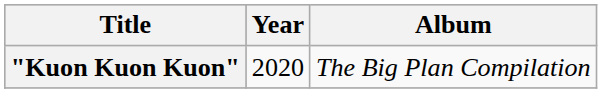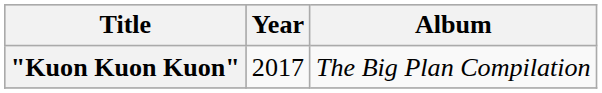(278, 66) 2020 -> (278, 66) 2017
